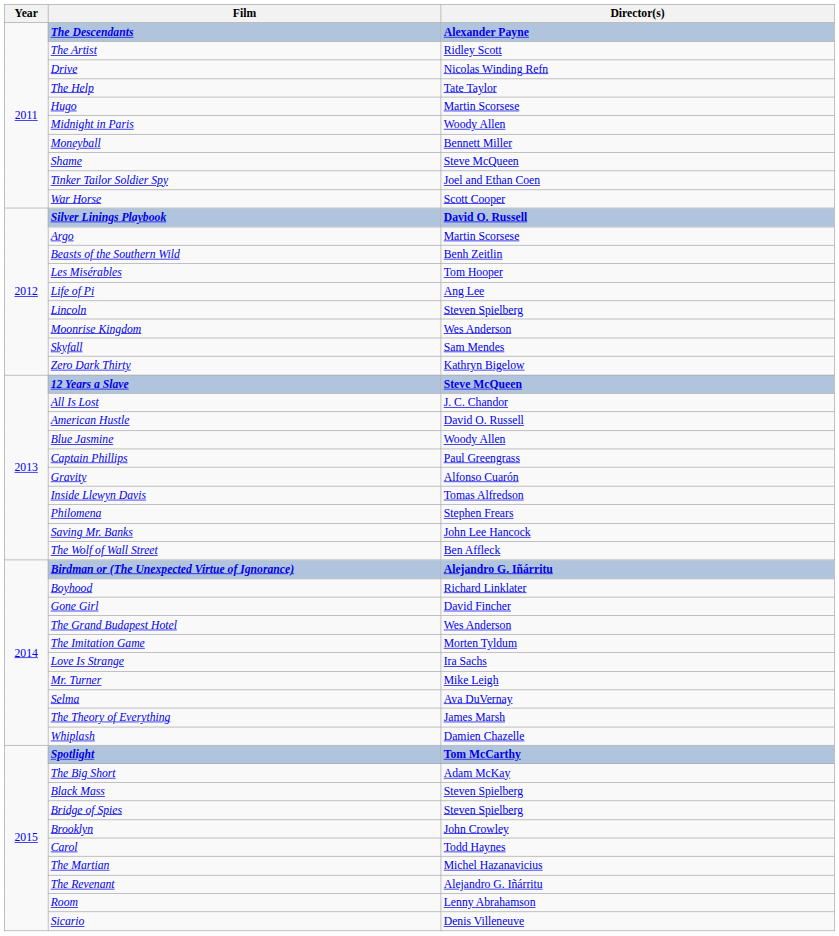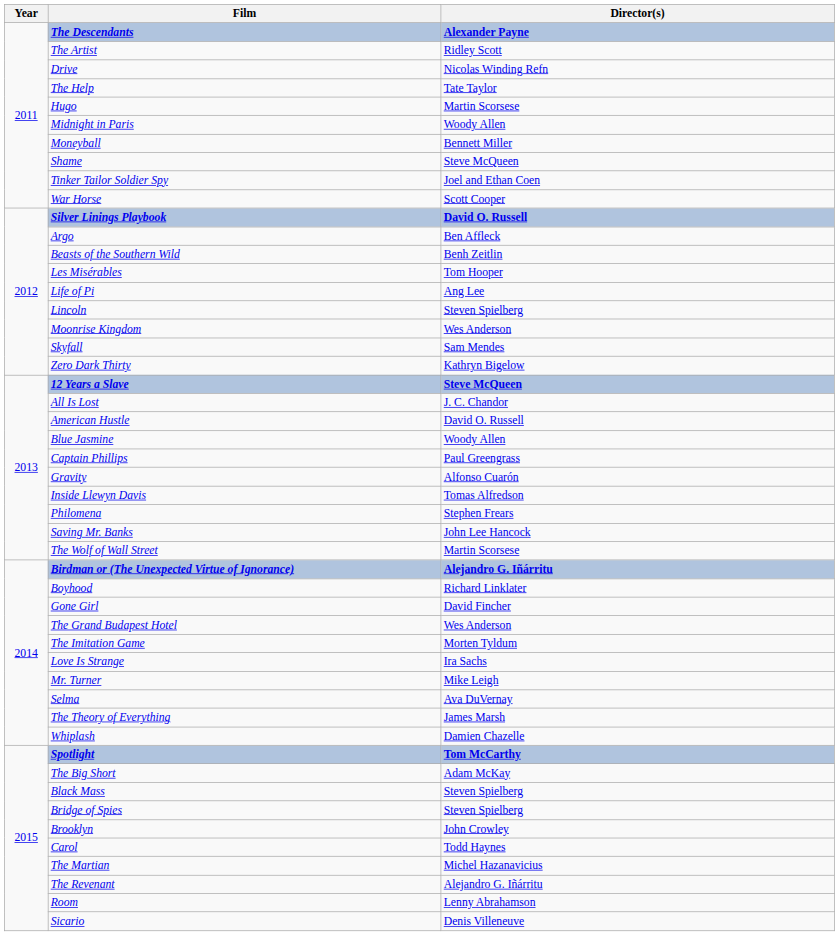(482, 236) Martin Scorsese -> (472, 236) Ben Affleck
(472, 550) Ben Affleck -> (482, 550) Martin Scorsese
